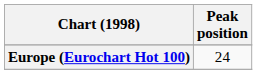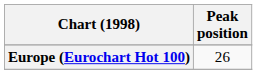(222, 57) 24 -> (222, 57) 26
